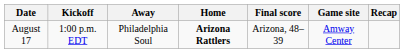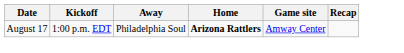- column: (278, 12)
